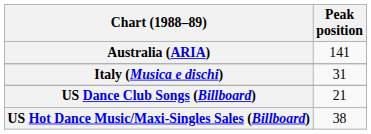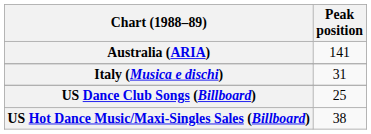(340, 96) 21 -> (340, 96) 25
